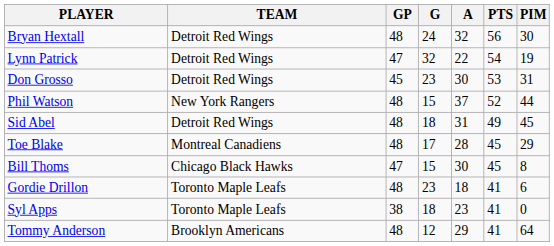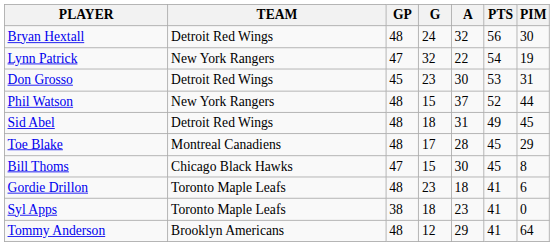(222, 58) Detroit Red Wings -> (223, 58) New York Rangers
